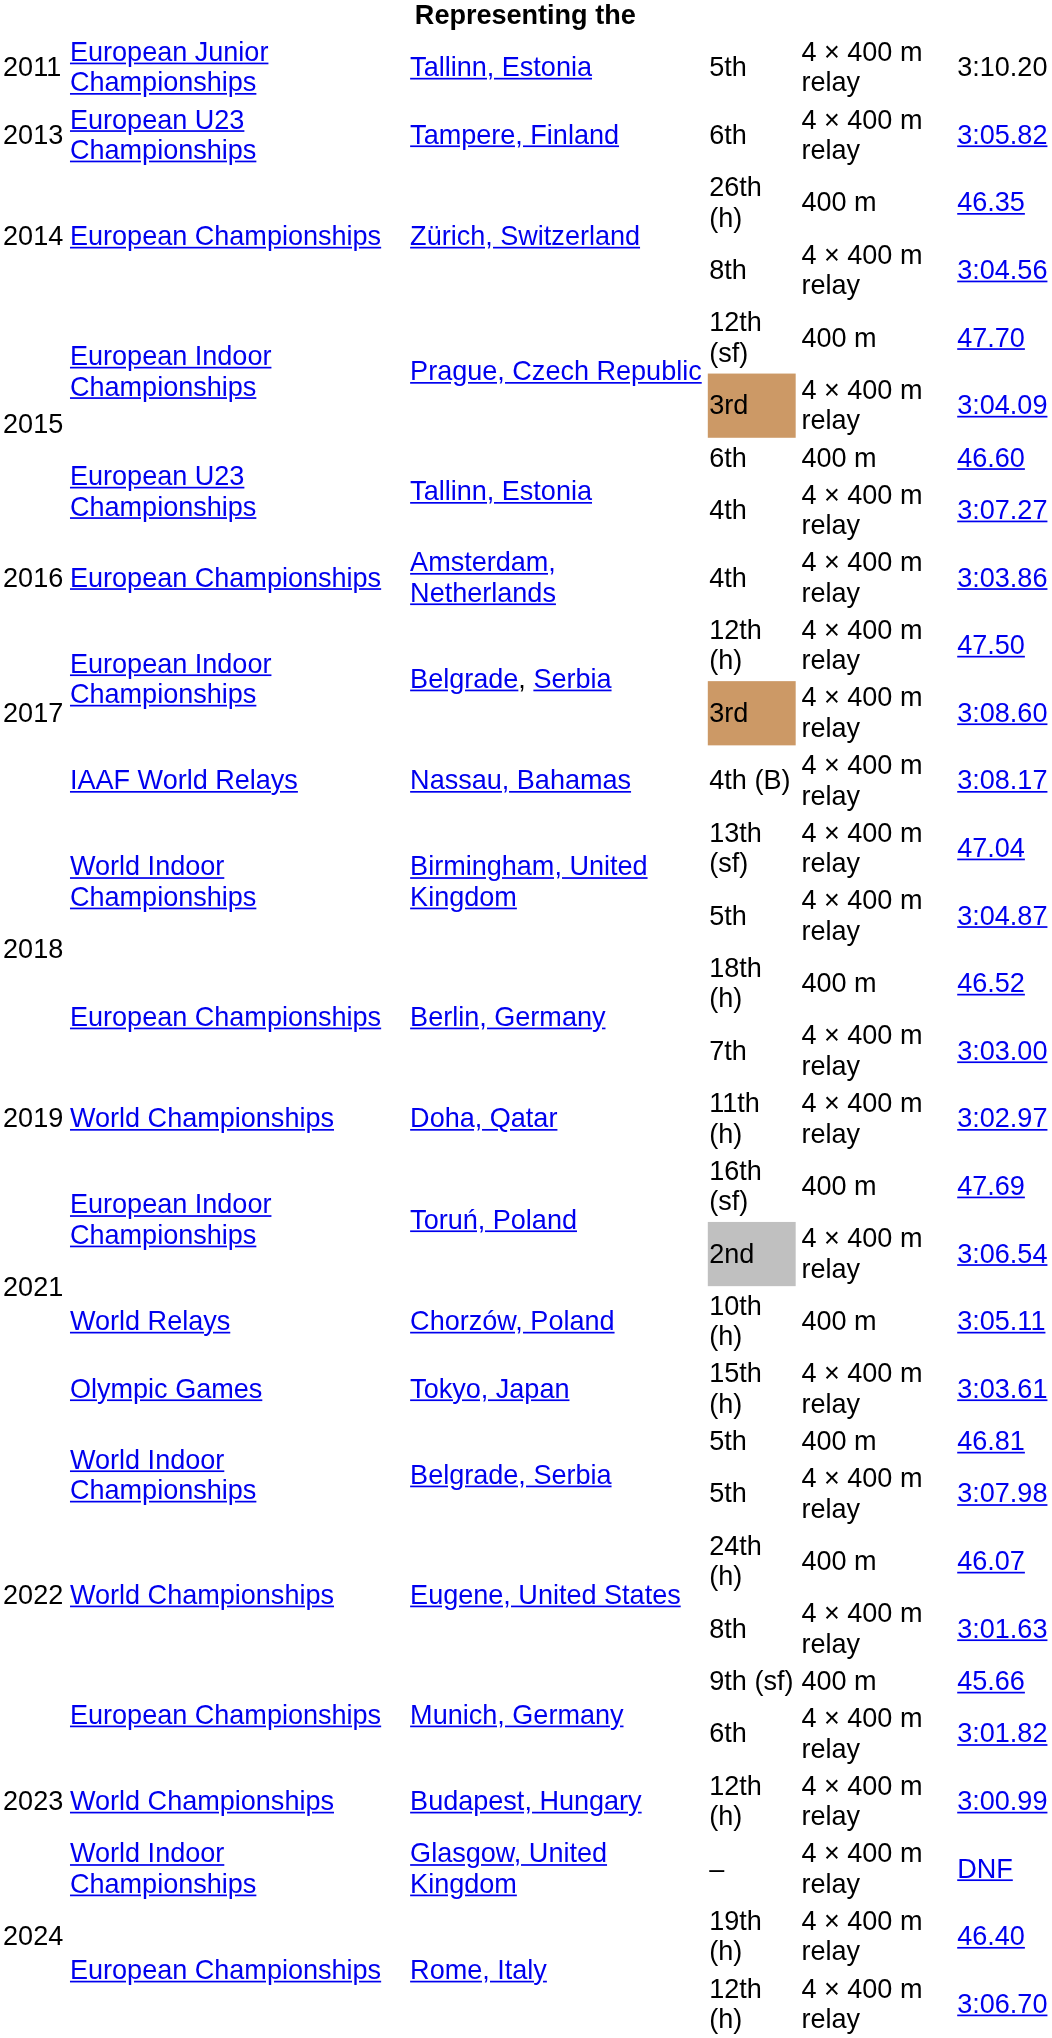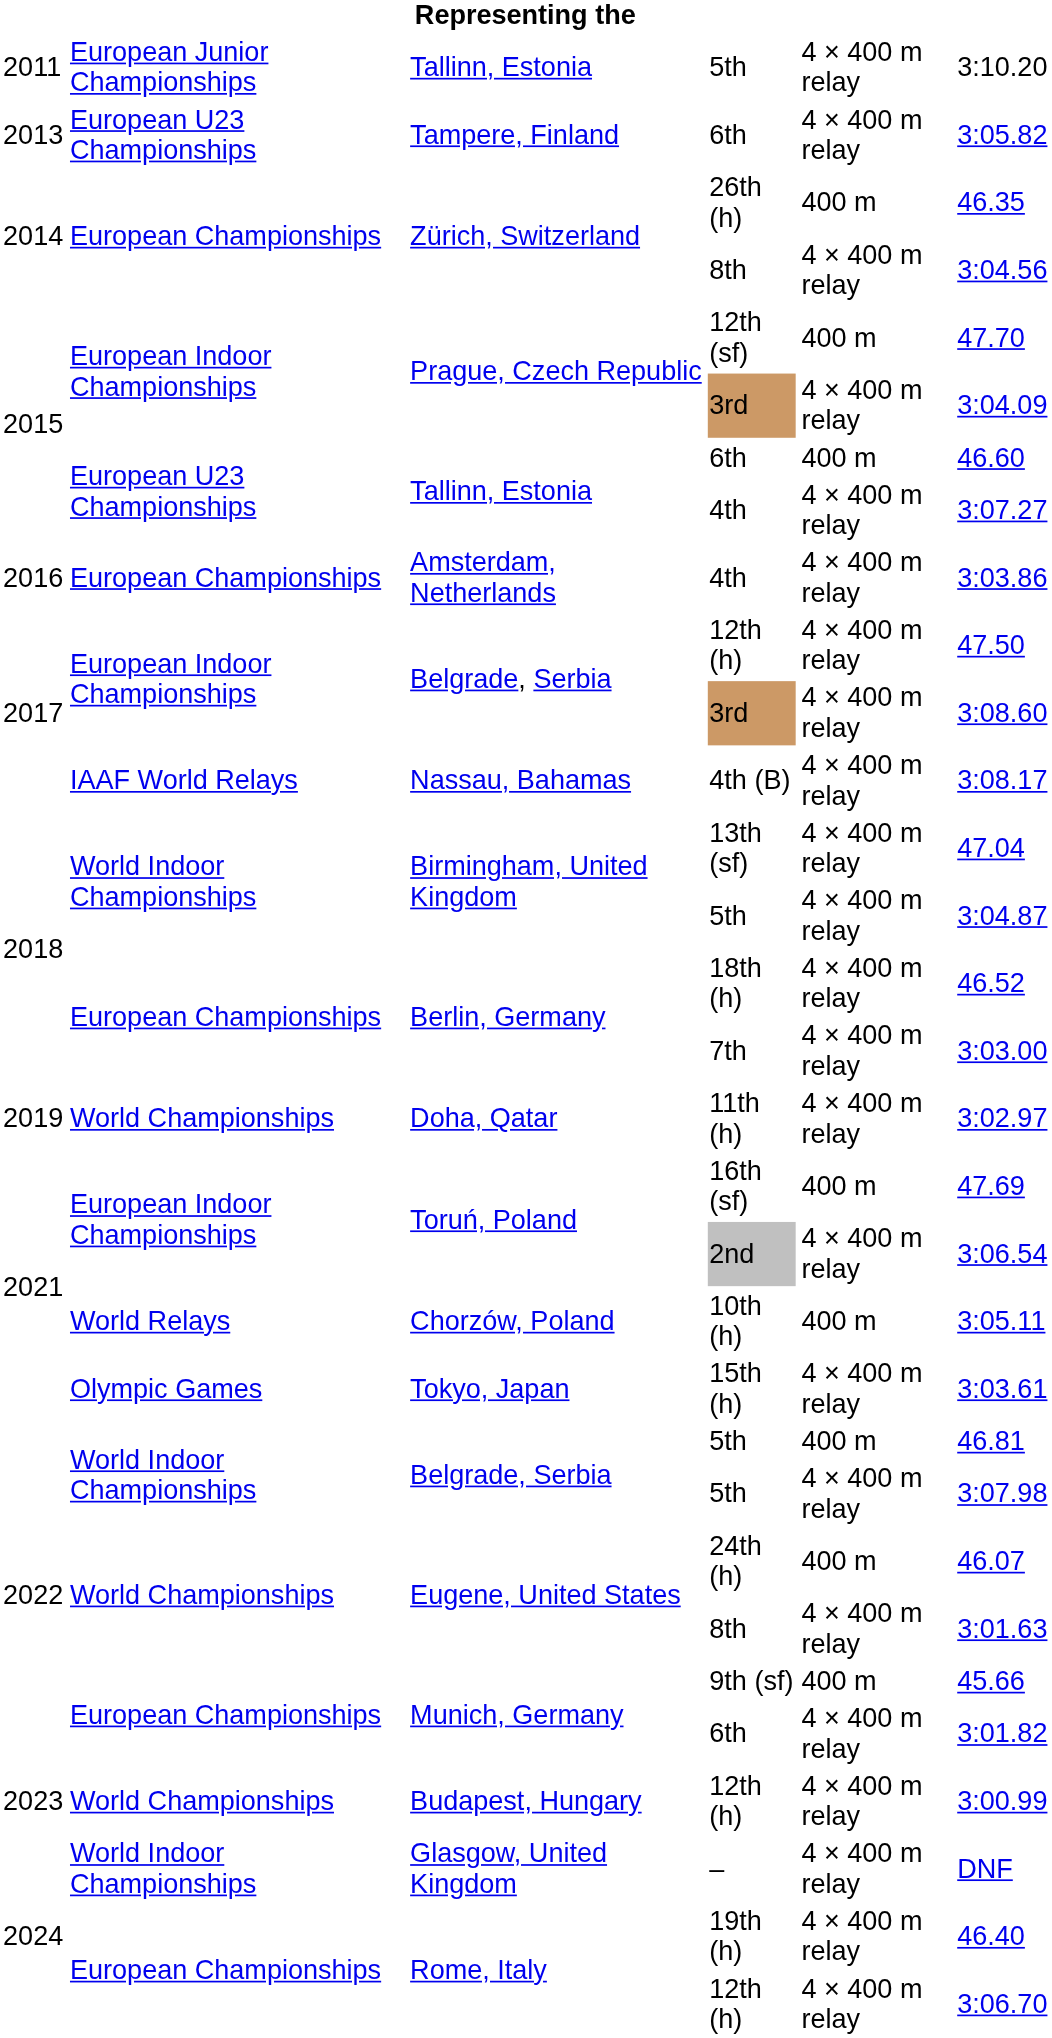(839, 983) 400 m -> (862, 983) 4 × 400 m relay
